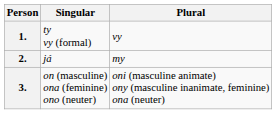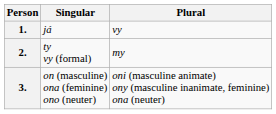(67, 36) ty vy (formal) -> (47, 30) já
(47, 59) já -> (67, 53) ty vy (formal)
